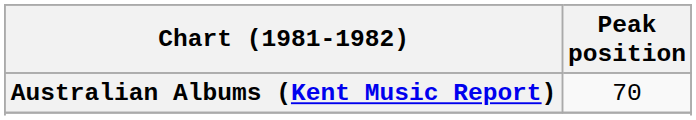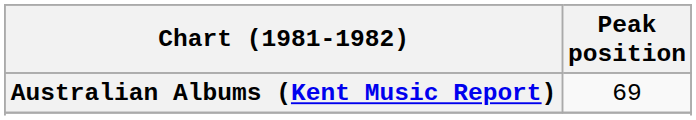(627, 93) 70 -> (627, 93) 69
